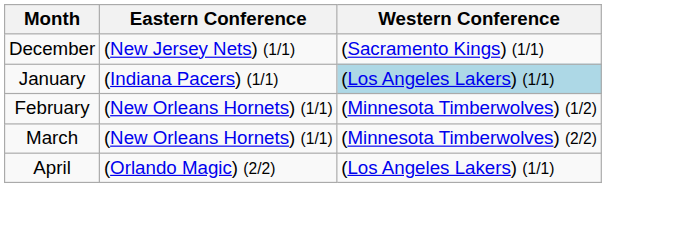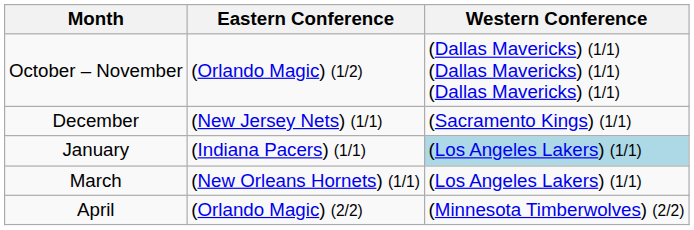+ row: (96, 70)
- row: (52, 108)
(469, 138) (Minnesota Timberwolves) (2/2) -> (535, 180) (Los Angeles Lakers) (1/1)
(448, 167) (Los Angeles Lakers) (1/1) -> (556, 209) (Minnesota Timberwolves) (2/2)
